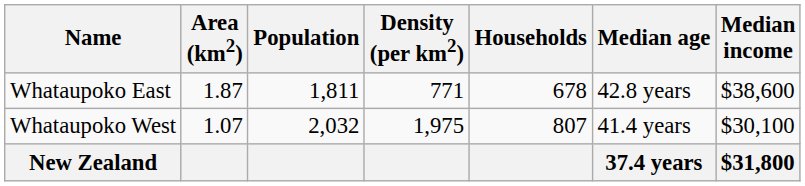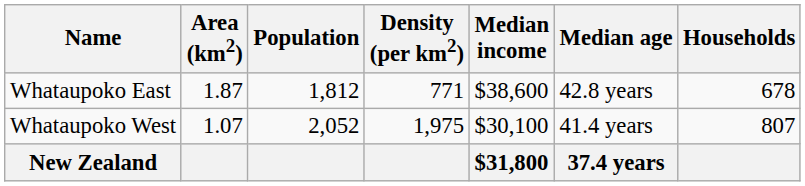columns swapped: (531, 38) <-> (758, 38)
(334, 90) 1,811 -> (334, 90) 1,812
(334, 126) 2,032 -> (334, 126) 2,052
